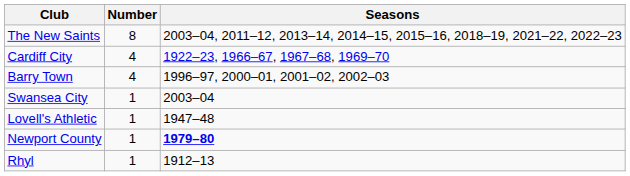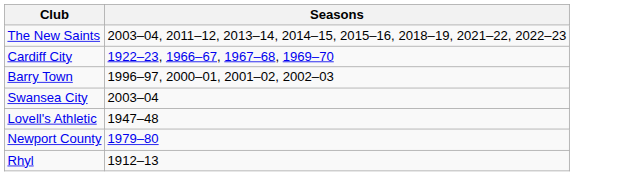- column: (132, 14)
(189, 139) bold -> (133, 139) normal
